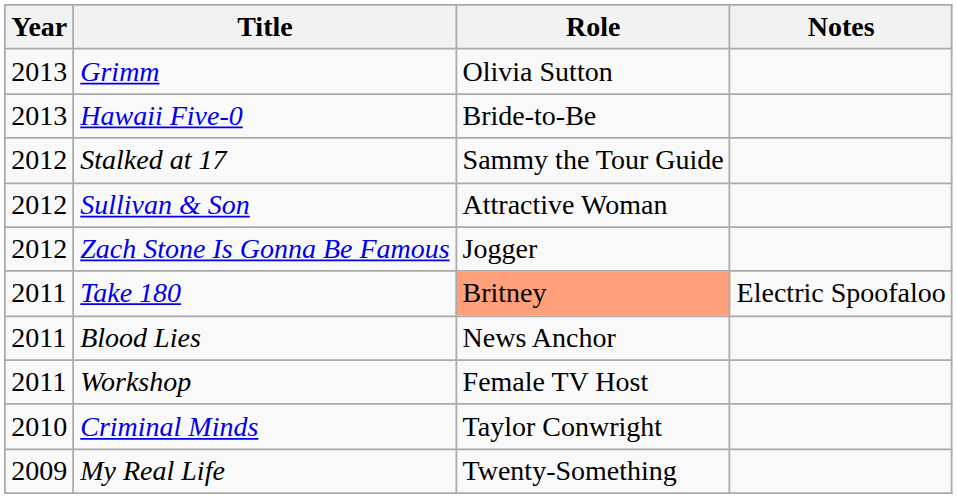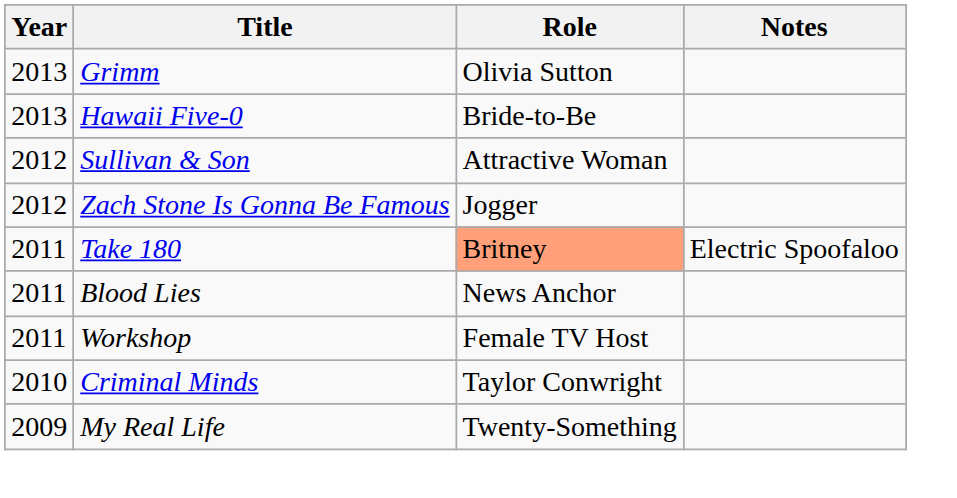- row: (153, 159)
